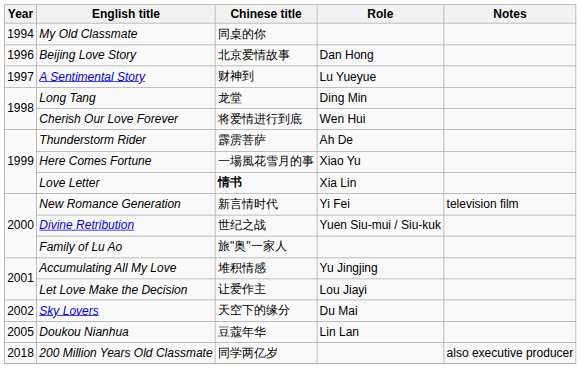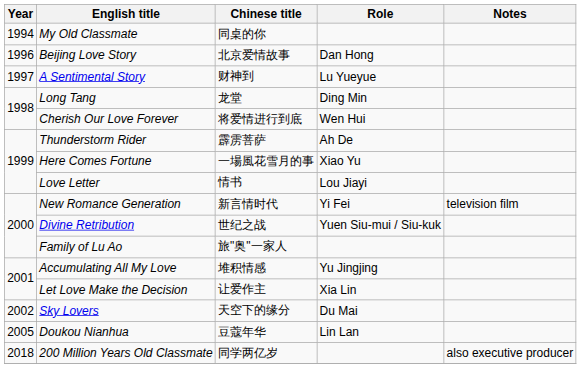(230, 182) bold -> (230, 182) normal
(338, 183) Xia Lin -> (343, 183) Lou Jiayi
(343, 289) Lou Jiayi -> (338, 289) Xia Lin
